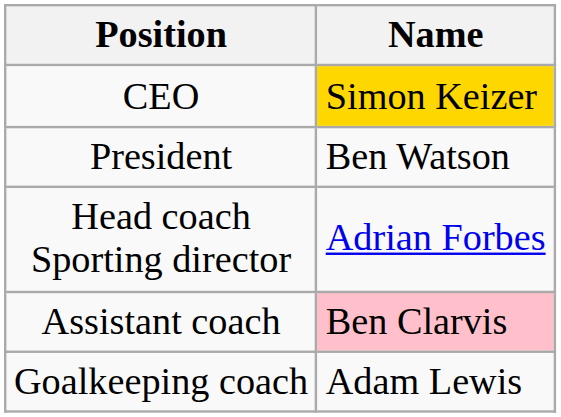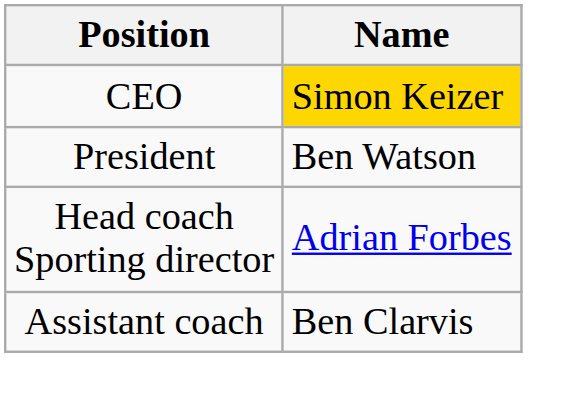(417, 320) pink background -> (383, 320) no background
- row: (161, 381)
